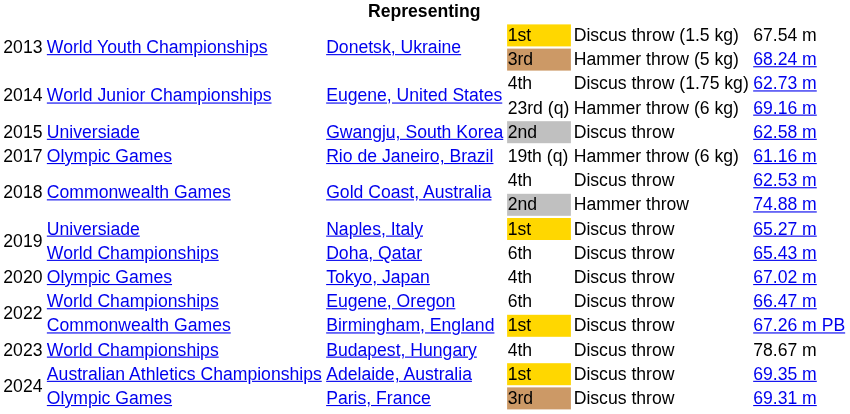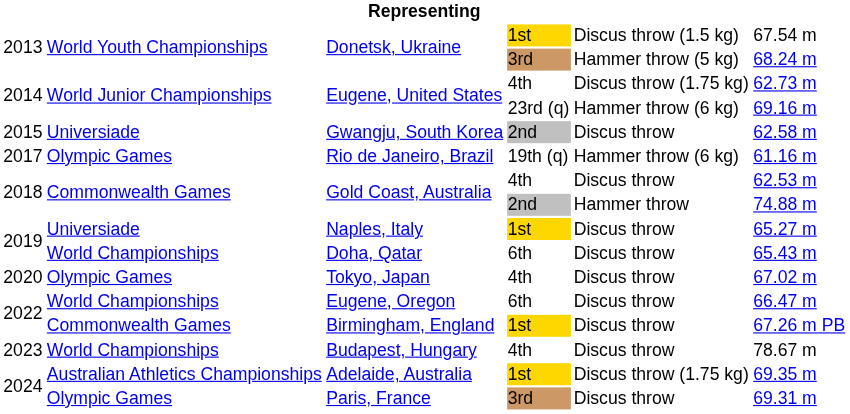(624, 374) Discus throw -> (661, 374) Discus throw (1.75 kg)
